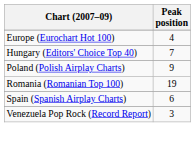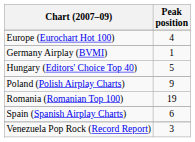+ row: (57, 53)
(172, 53) 7 -> (172, 68) 5
